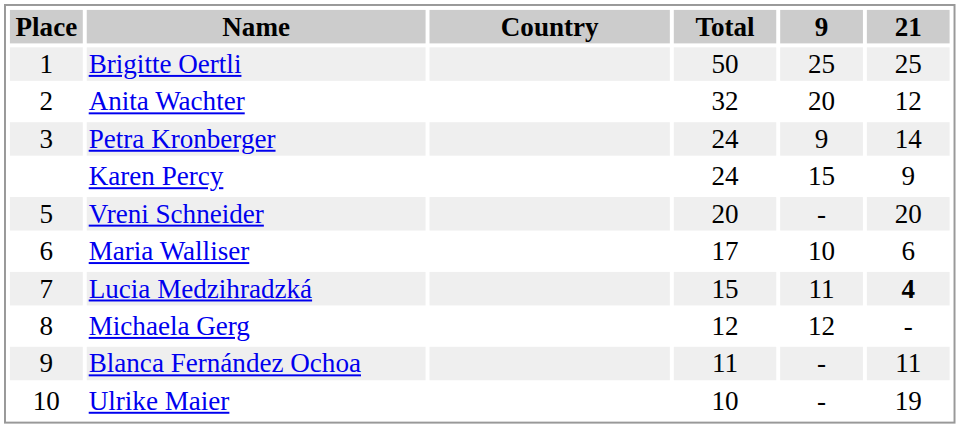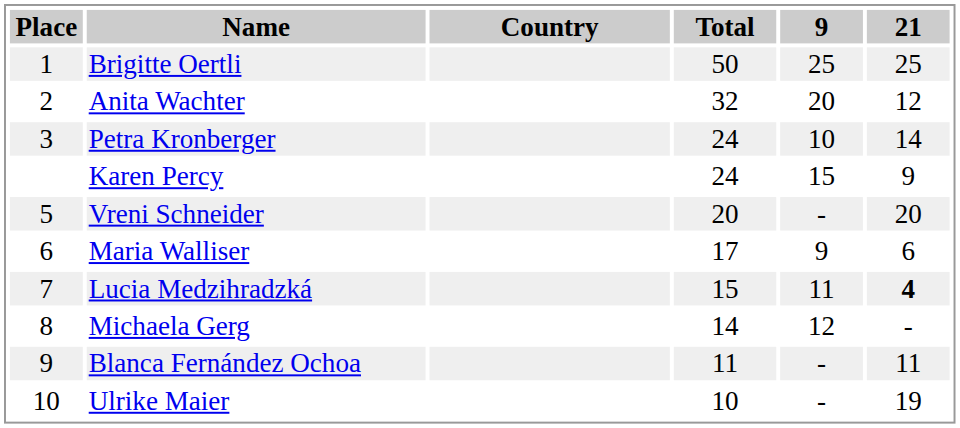(822, 139) 9 -> (822, 139) 10
(822, 251) 10 -> (822, 251) 9
(725, 326) 12 -> (725, 326) 14
